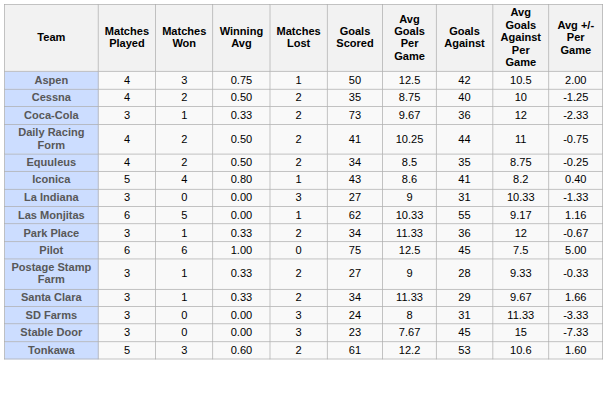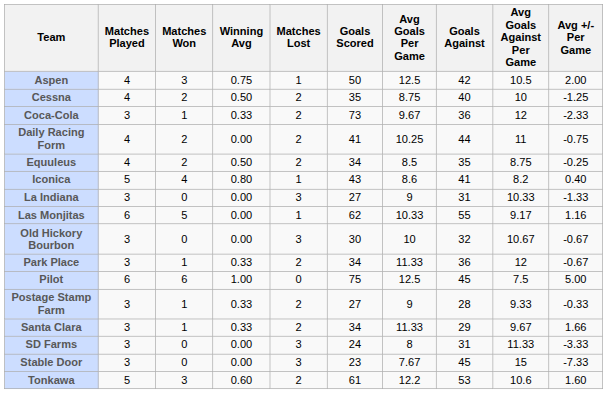(241, 139) 0.50 -> (241, 139) 0.00
+ row: (51, 239)
